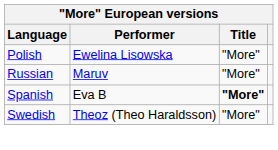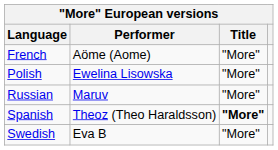+ row: (27, 54)
(90, 94) Eva B -> (144, 114) Theoz (Theo Haraldsson)
(144, 114) Theoz (Theo Haraldsson) -> (90, 134) Eva B
